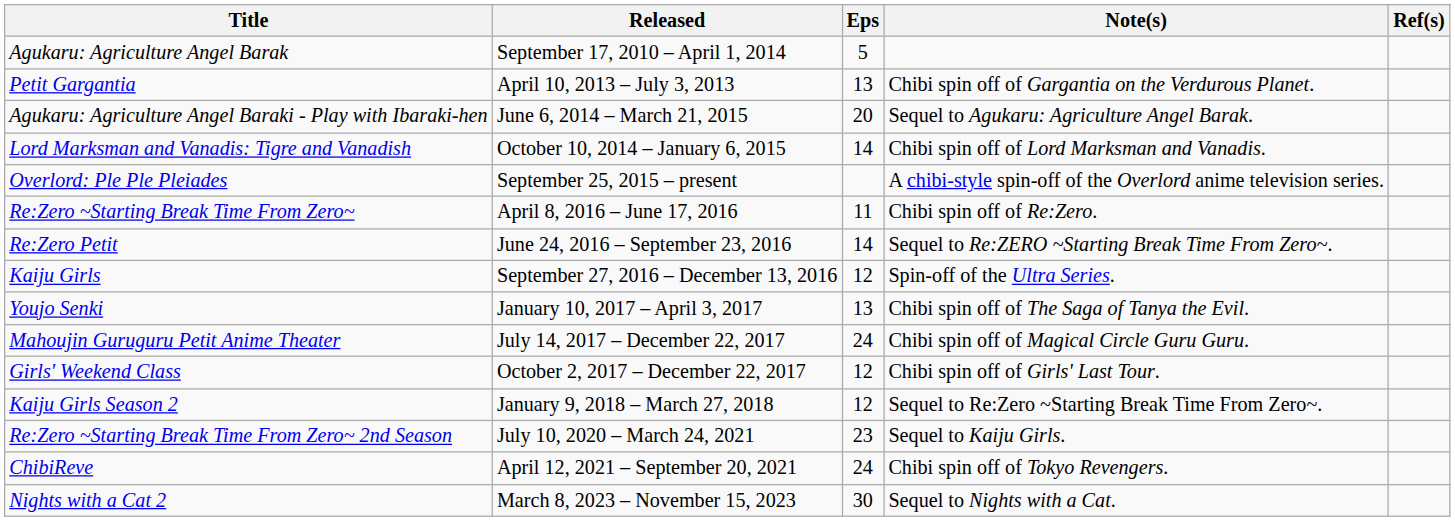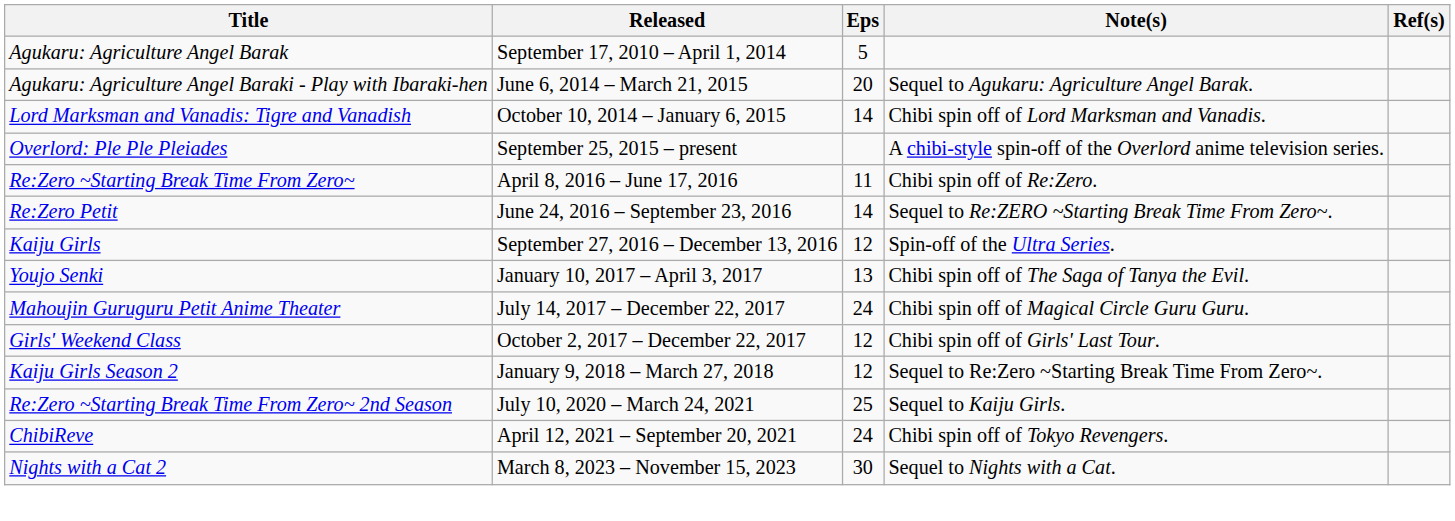- row: (72, 84)
(863, 436) 23 -> (863, 404) 25
